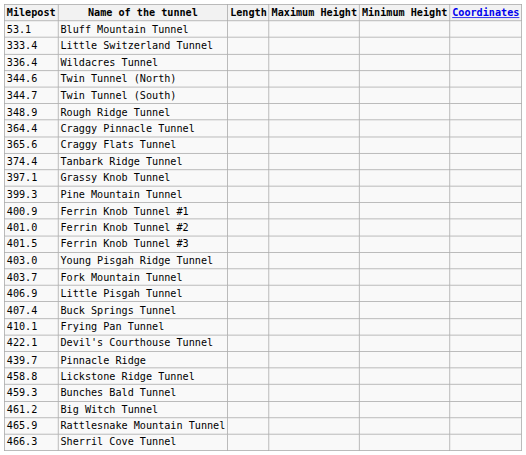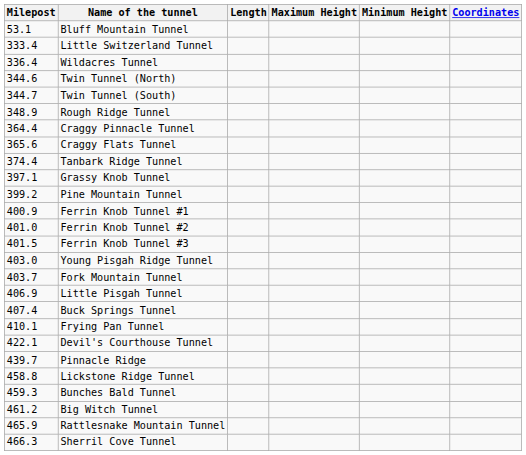(22, 194) 399.3 -> (22, 194) 399.2
